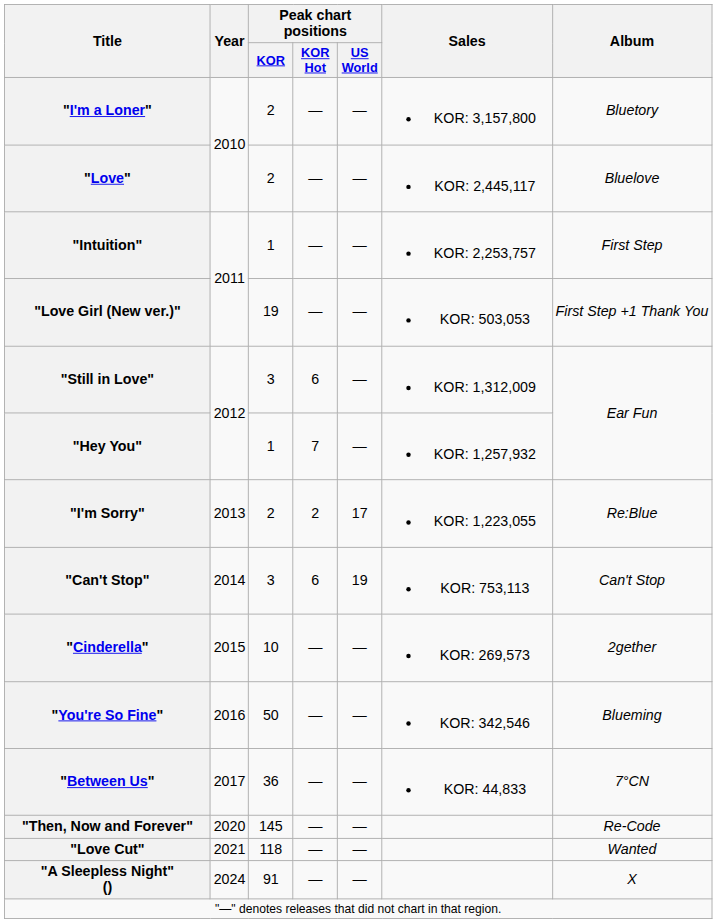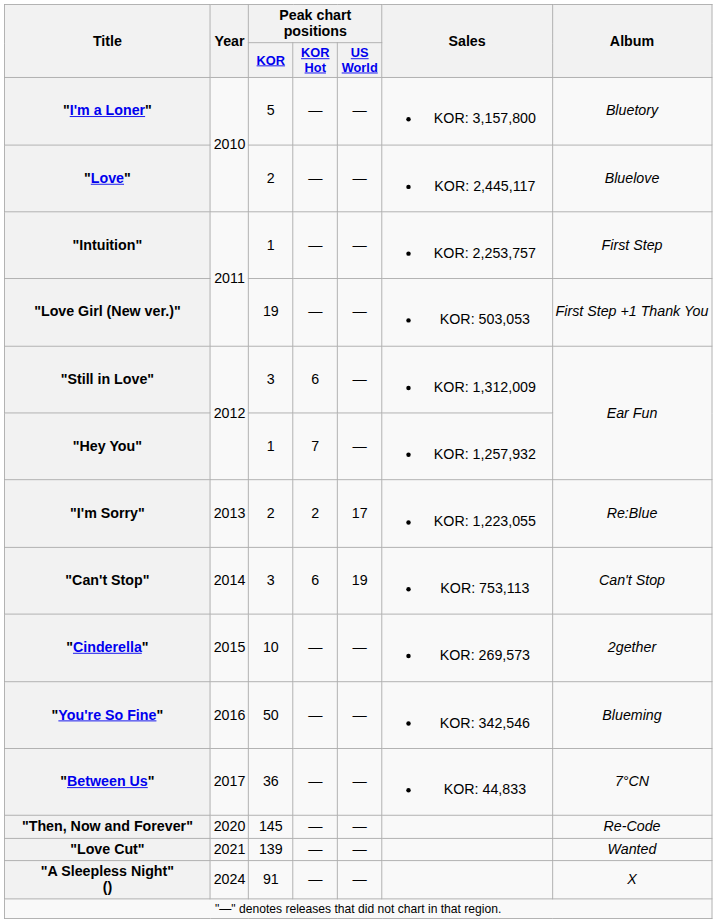(271, 111) 2 -> (271, 111) 5
(271, 849) 118 -> (271, 849) 139
